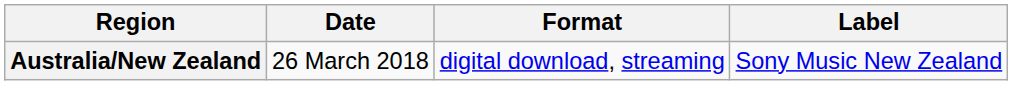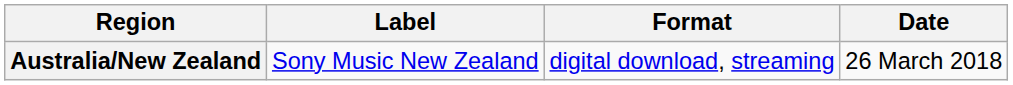columns swapped: (350, 23) <-> (869, 23)
